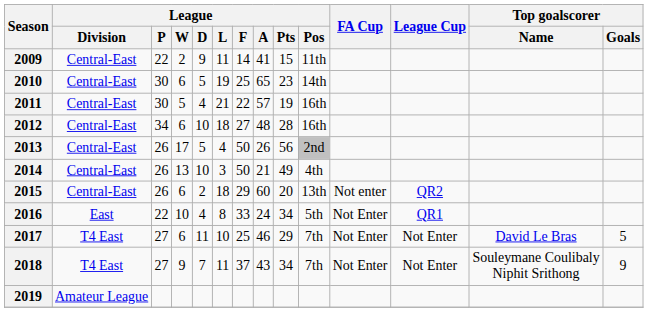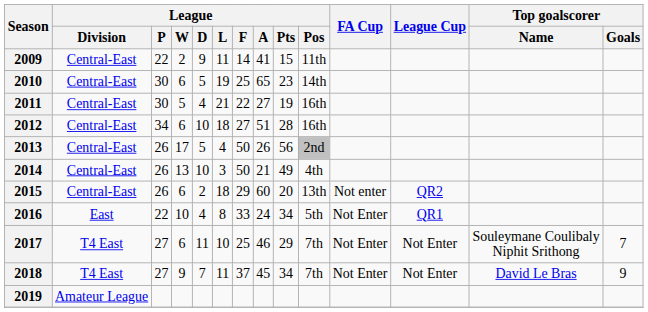(263, 103) 57 -> (263, 103) 27
(263, 125) 48 -> (263, 125) 51
(536, 236) David Le Bras -> (536, 244) Souleymane Coulibaly Niphit Srithong
(623, 236) 5 -> (623, 244) 7
(263, 266) 43 -> (263, 274) 45
(536, 266) Souleymane Coulibaly Niphit Srithong -> (536, 274) David Le Bras
